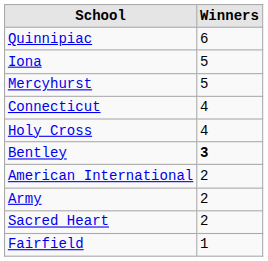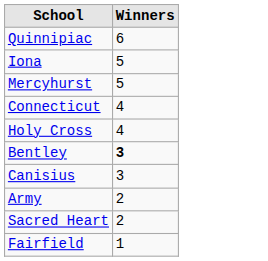+ row: (42, 176)
- row: (101, 176)
